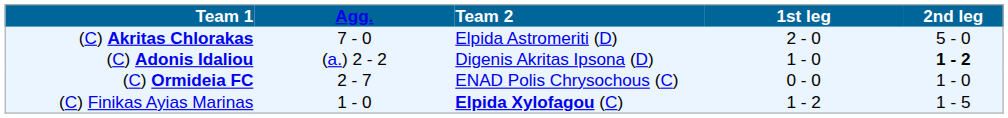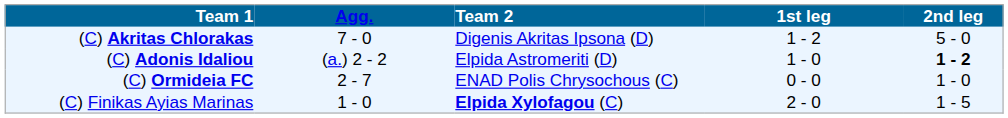(536, 38) Elpida Astromeriti (D) -> (555, 38) Digenis Akritas Ipsona (D)
(804, 38) 2 - 0 -> (804, 38) 1 - 2
(555, 59) Digenis Akritas Ipsona (D) -> (536, 59) Elpida Astromeriti (D)
(804, 102) 1 - 2 -> (804, 102) 2 - 0
